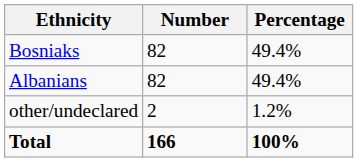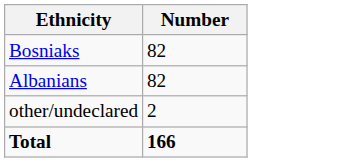- column: (300, 19)
